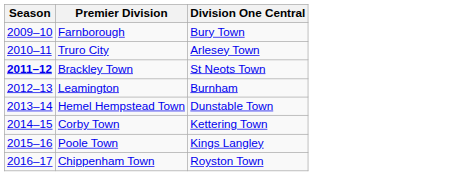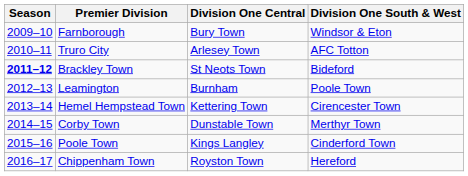+ column: (386, 13)
(232, 106) Dunstable Town -> (229, 106) Kettering Town
(229, 124) Kettering Town -> (232, 124) Dunstable Town
